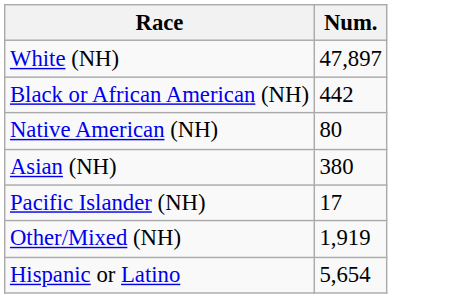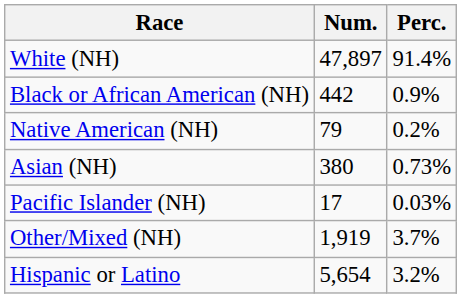+ column: (422, 22)
(331, 130) 80 -> (331, 130) 79
